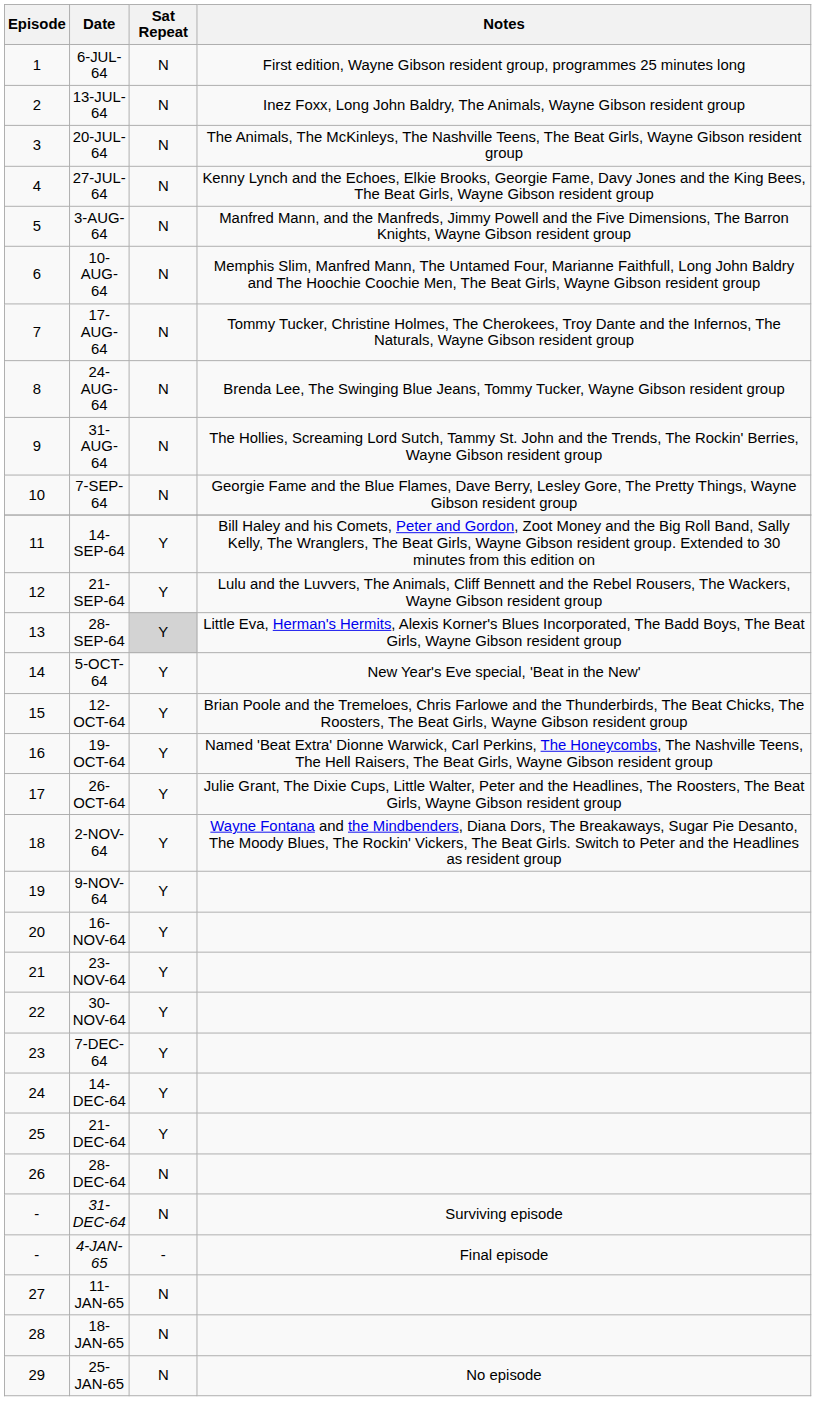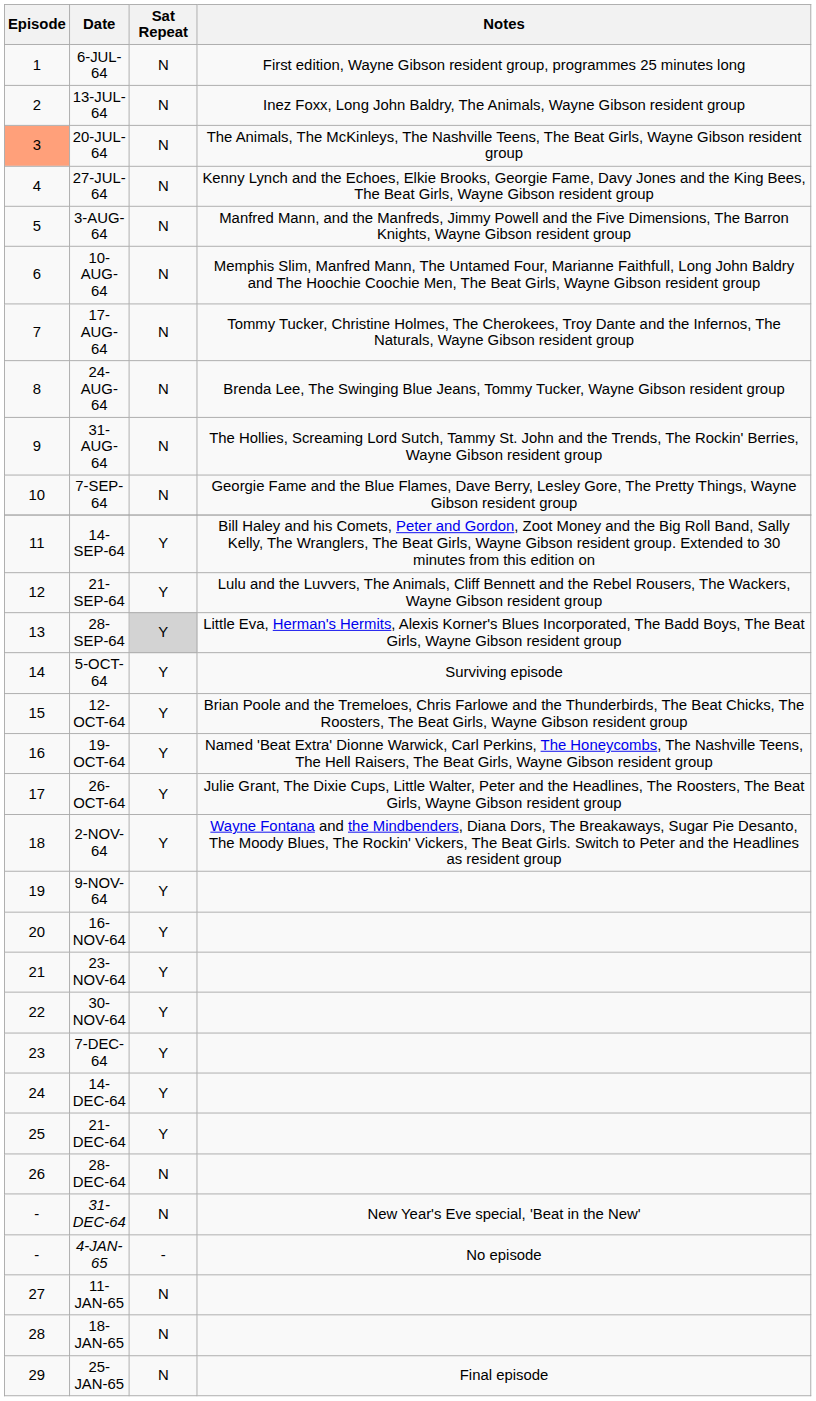(37, 145) no background -> (37, 145) lightsalmon background
(504, 673) New Year's Eve special, 'Beat in the New' -> (504, 673) Surviving episode
(504, 1214) Surviving episode -> (504, 1214) New Year's Eve special, 'Beat in the New'
(504, 1254) Final episode -> (504, 1254) No episode
(504, 1375) No episode -> (504, 1375) Final episode
